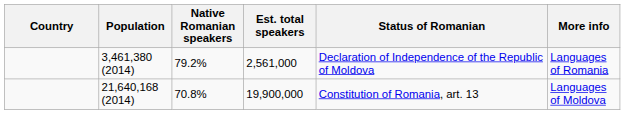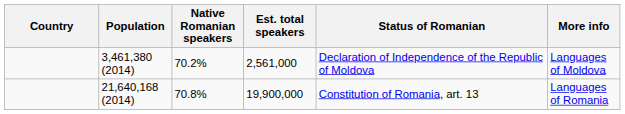(191, 63) 79.2% -> (191, 63) 70.2%
(579, 63) Languages of Romania -> (578, 63) Languages of Moldova
(578, 94) Languages of Moldova -> (579, 94) Languages of Romania
